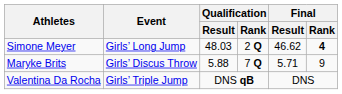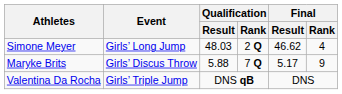(322, 47) bold -> (322, 47) normal
(288, 64) 5.71 -> (288, 64) 5.17
